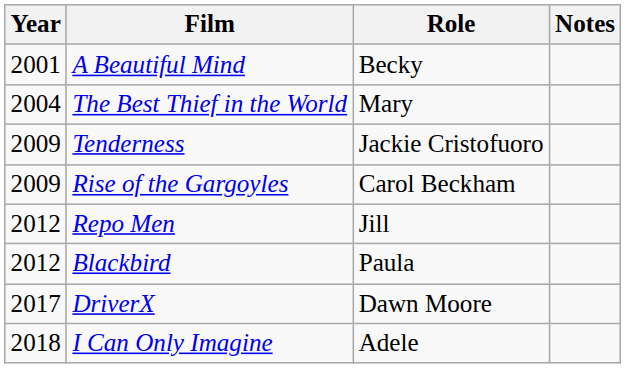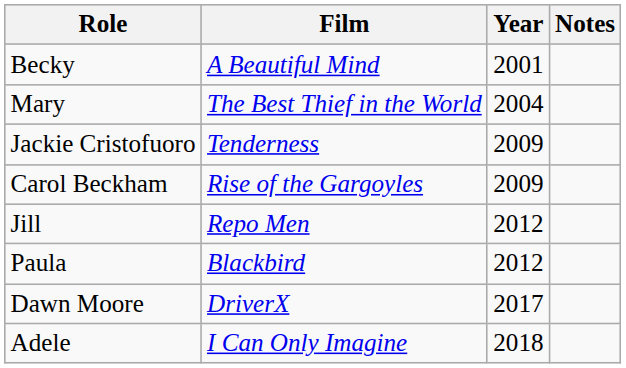columns swapped: (36, 24) <-> (451, 24)
